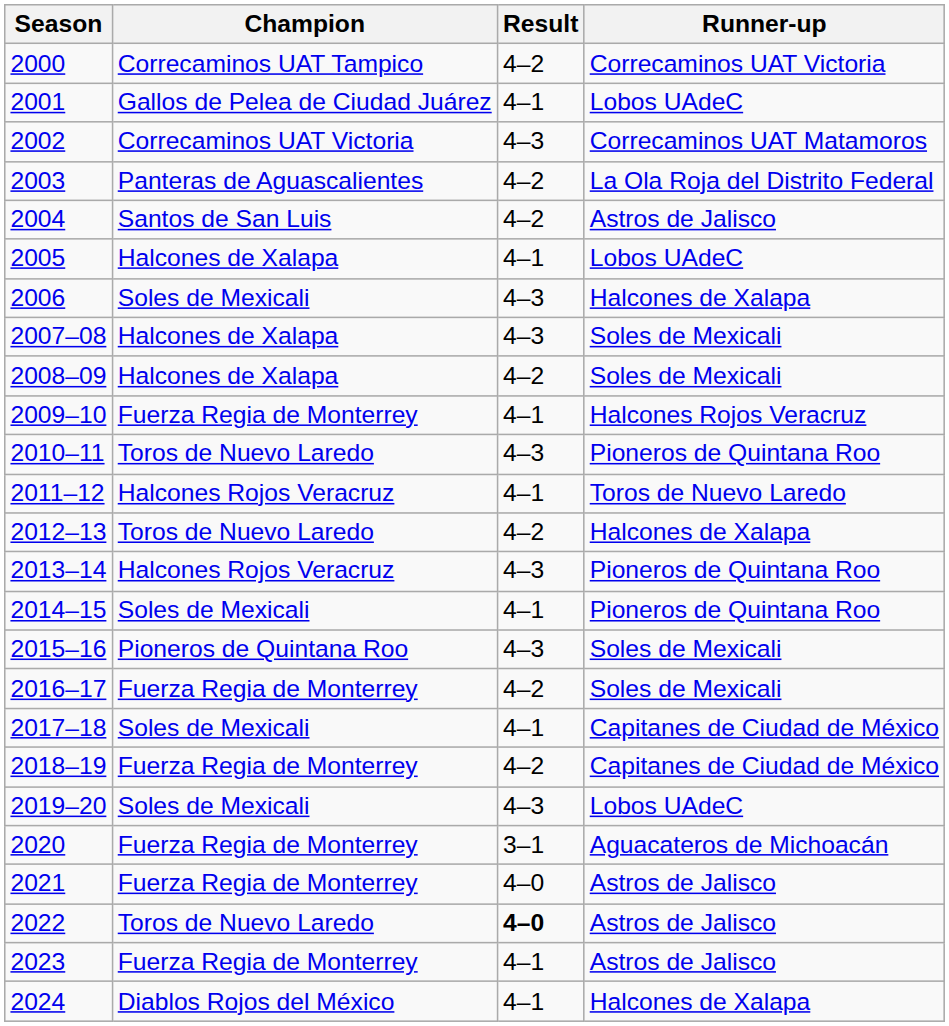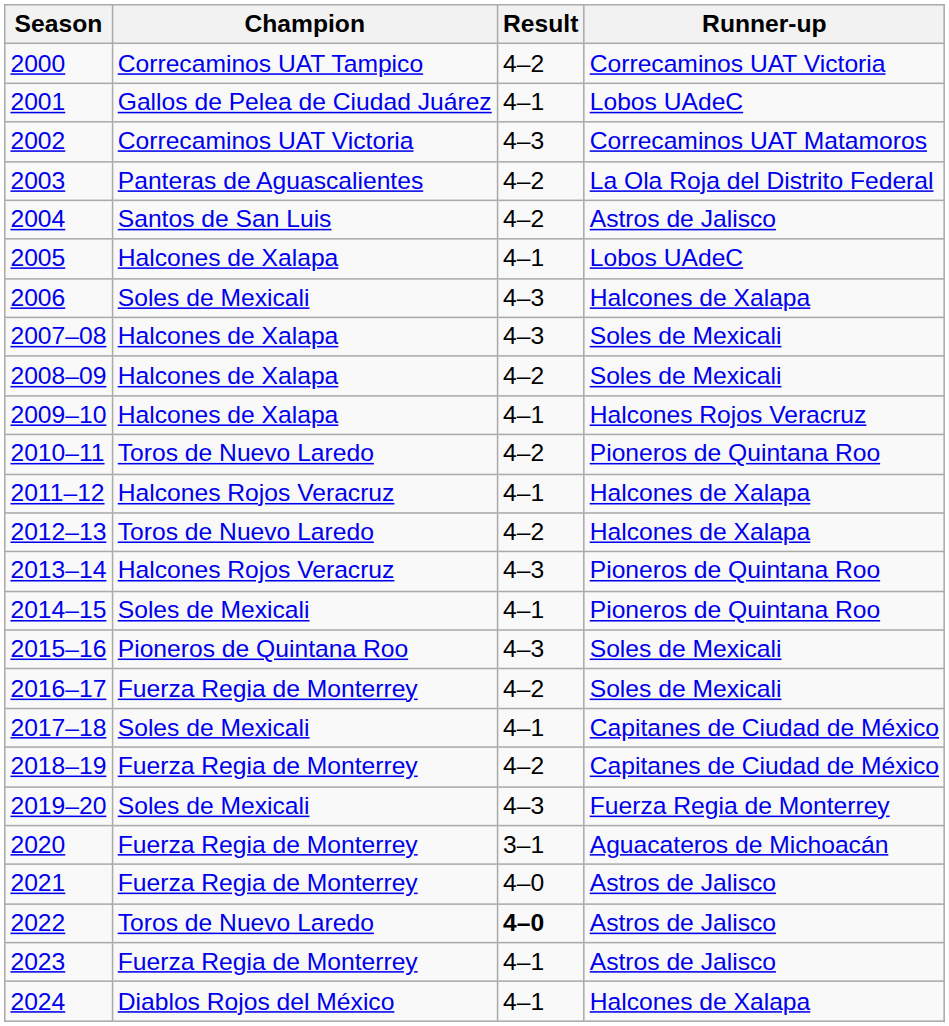(268, 414) Fuerza Regia de Monterrey -> (228, 414) Halcones de Xalapa
(524, 453) 4–3 -> (524, 453) 4–2
(718, 492) Toros de Nuevo Laredo -> (700, 492) Halcones de Xalapa
(666, 805) Lobos UAdeC -> (740, 805) Fuerza Regia de Monterrey
